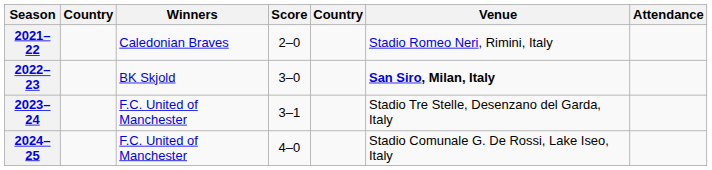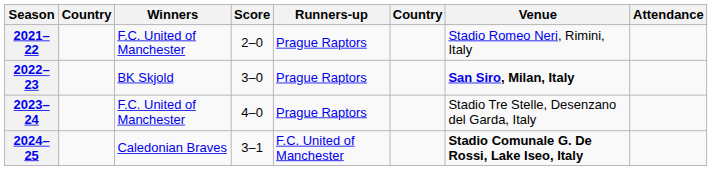+ column: (331, 14)
(174, 42) Caledonian Braves -> (157, 42) F.C. United of Manchester
(289, 112) 3–1 -> (252, 112) 4–0
(159, 148) F.C. United of Manchester -> (172, 148) Caledonian Braves
(289, 148) 4–0 -> (252, 148) 3–1
(489, 148) normal -> (520, 148) bold
